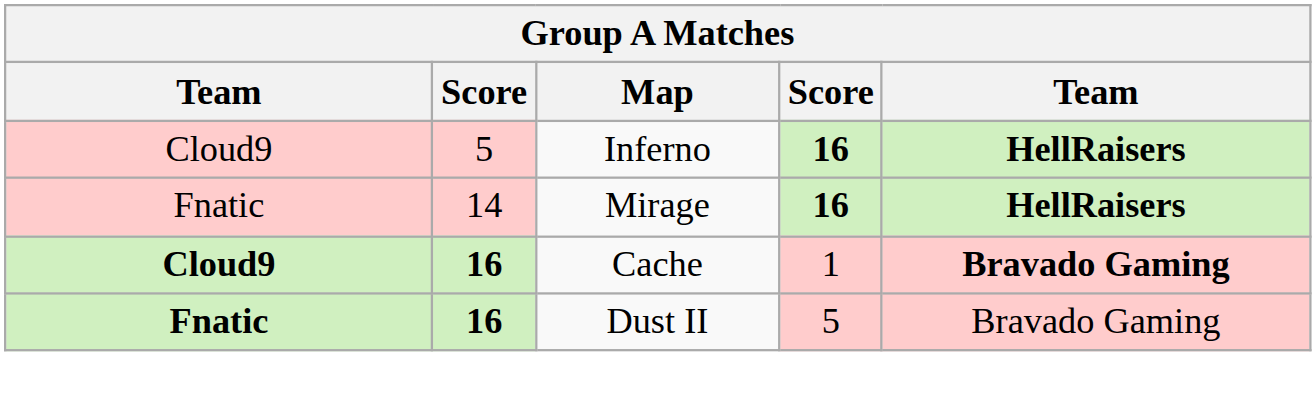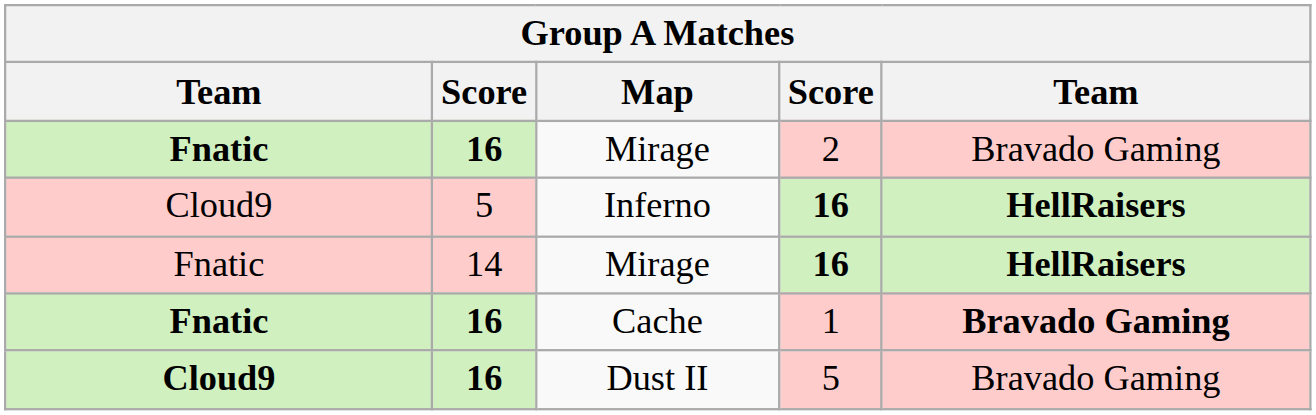+ row: (657, 148)
(219, 263) Cloud9 -> (219, 321) Fnatic
(219, 321) Fnatic -> (219, 378) Cloud9
